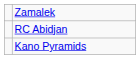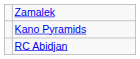rows swapped: (41, 29) <-> (50, 46)
